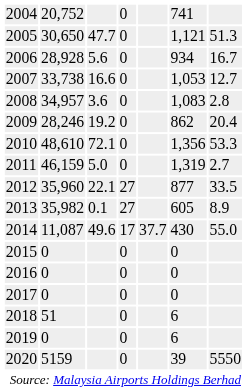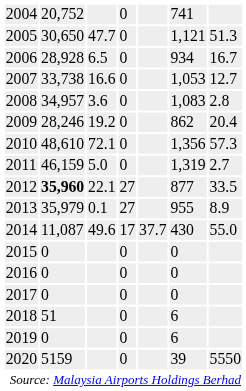(98, 57) 5.6 -> (98, 57) 6.5
(223, 143) 53.3 -> (223, 143) 57.3
(63, 187) normal -> (63, 187) bold
(63, 208) 35,982 -> (63, 208) 35,979
(182, 208) 605 -> (182, 208) 955
